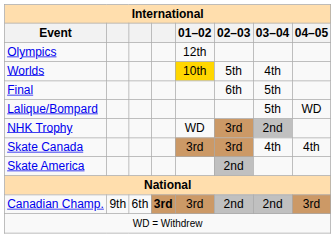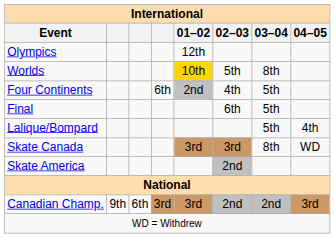(273, 71) 4th -> (271, 71) 8th
+ row: (50, 90)
(311, 109) WD -> (310, 128) 4th
- row: (40, 128)
(273, 147) 4th -> (271, 147) 8th
(311, 147) 4th -> (310, 147) WD
(163, 204) bold -> (163, 204) normal
